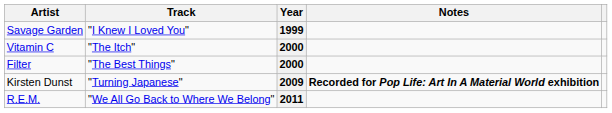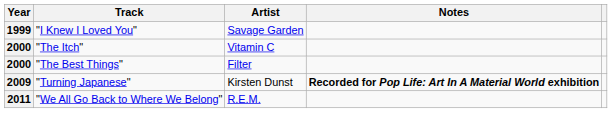columns swapped: (292, 13) <-> (45, 13)
